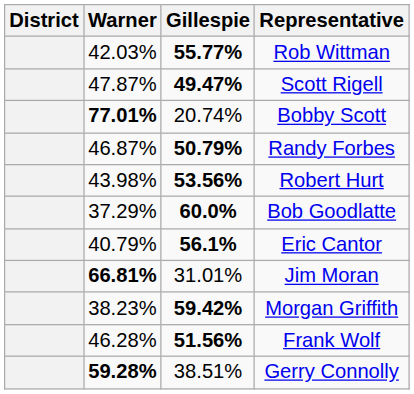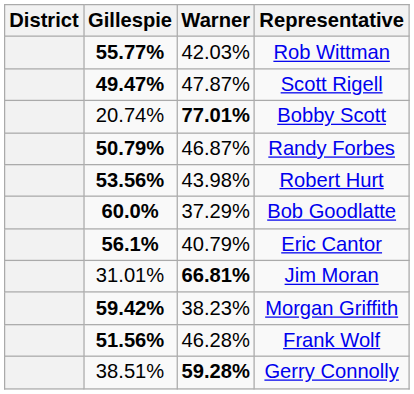columns swapped: (208, 20) <-> (122, 20)
